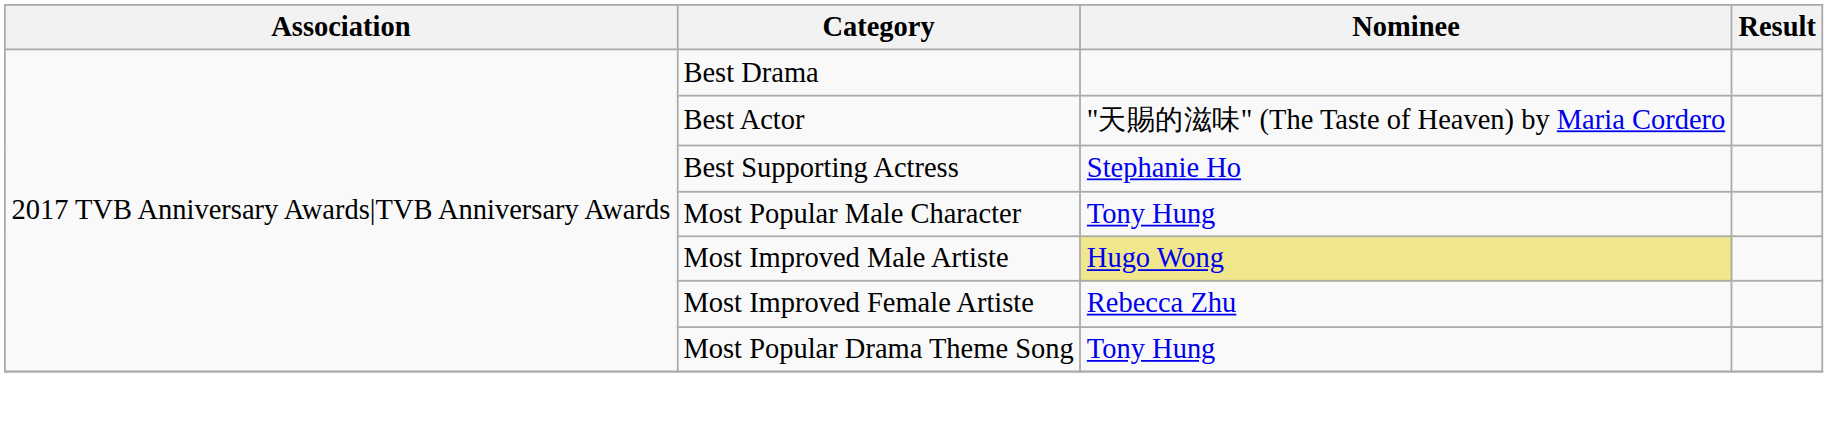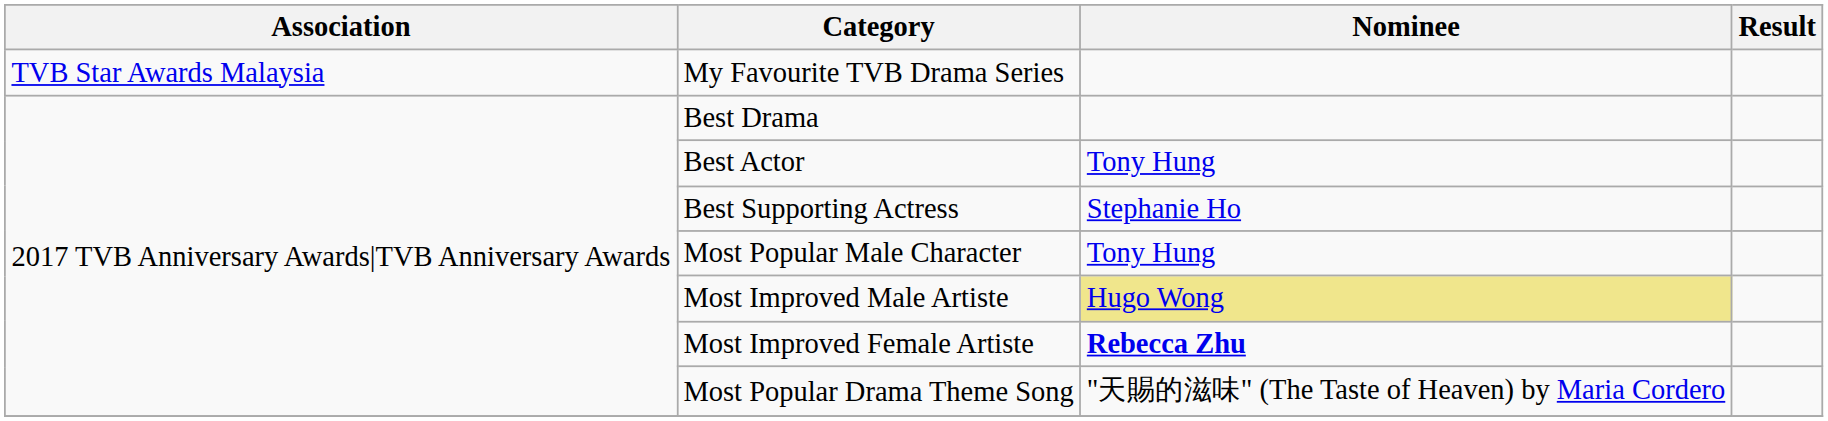+ row: (874, 72)
(1406, 119) "天賜的滋味" (The Taste of Heaven) by Maria Cordero -> (1151, 162) Tony Hung
(1162, 303) normal -> (1166, 343) bold
(1151, 348) Tony Hung -> (1406, 390) "天賜的滋味" (The Taste of Heaven) by Maria Cordero
